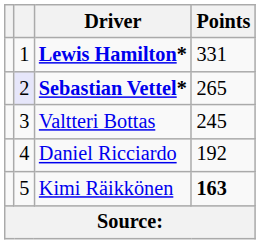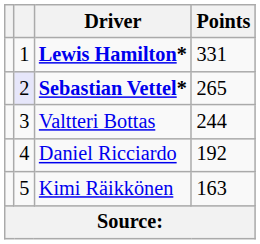(212, 121) 245 -> (212, 121) 244
(212, 187) bold -> (212, 187) normal
